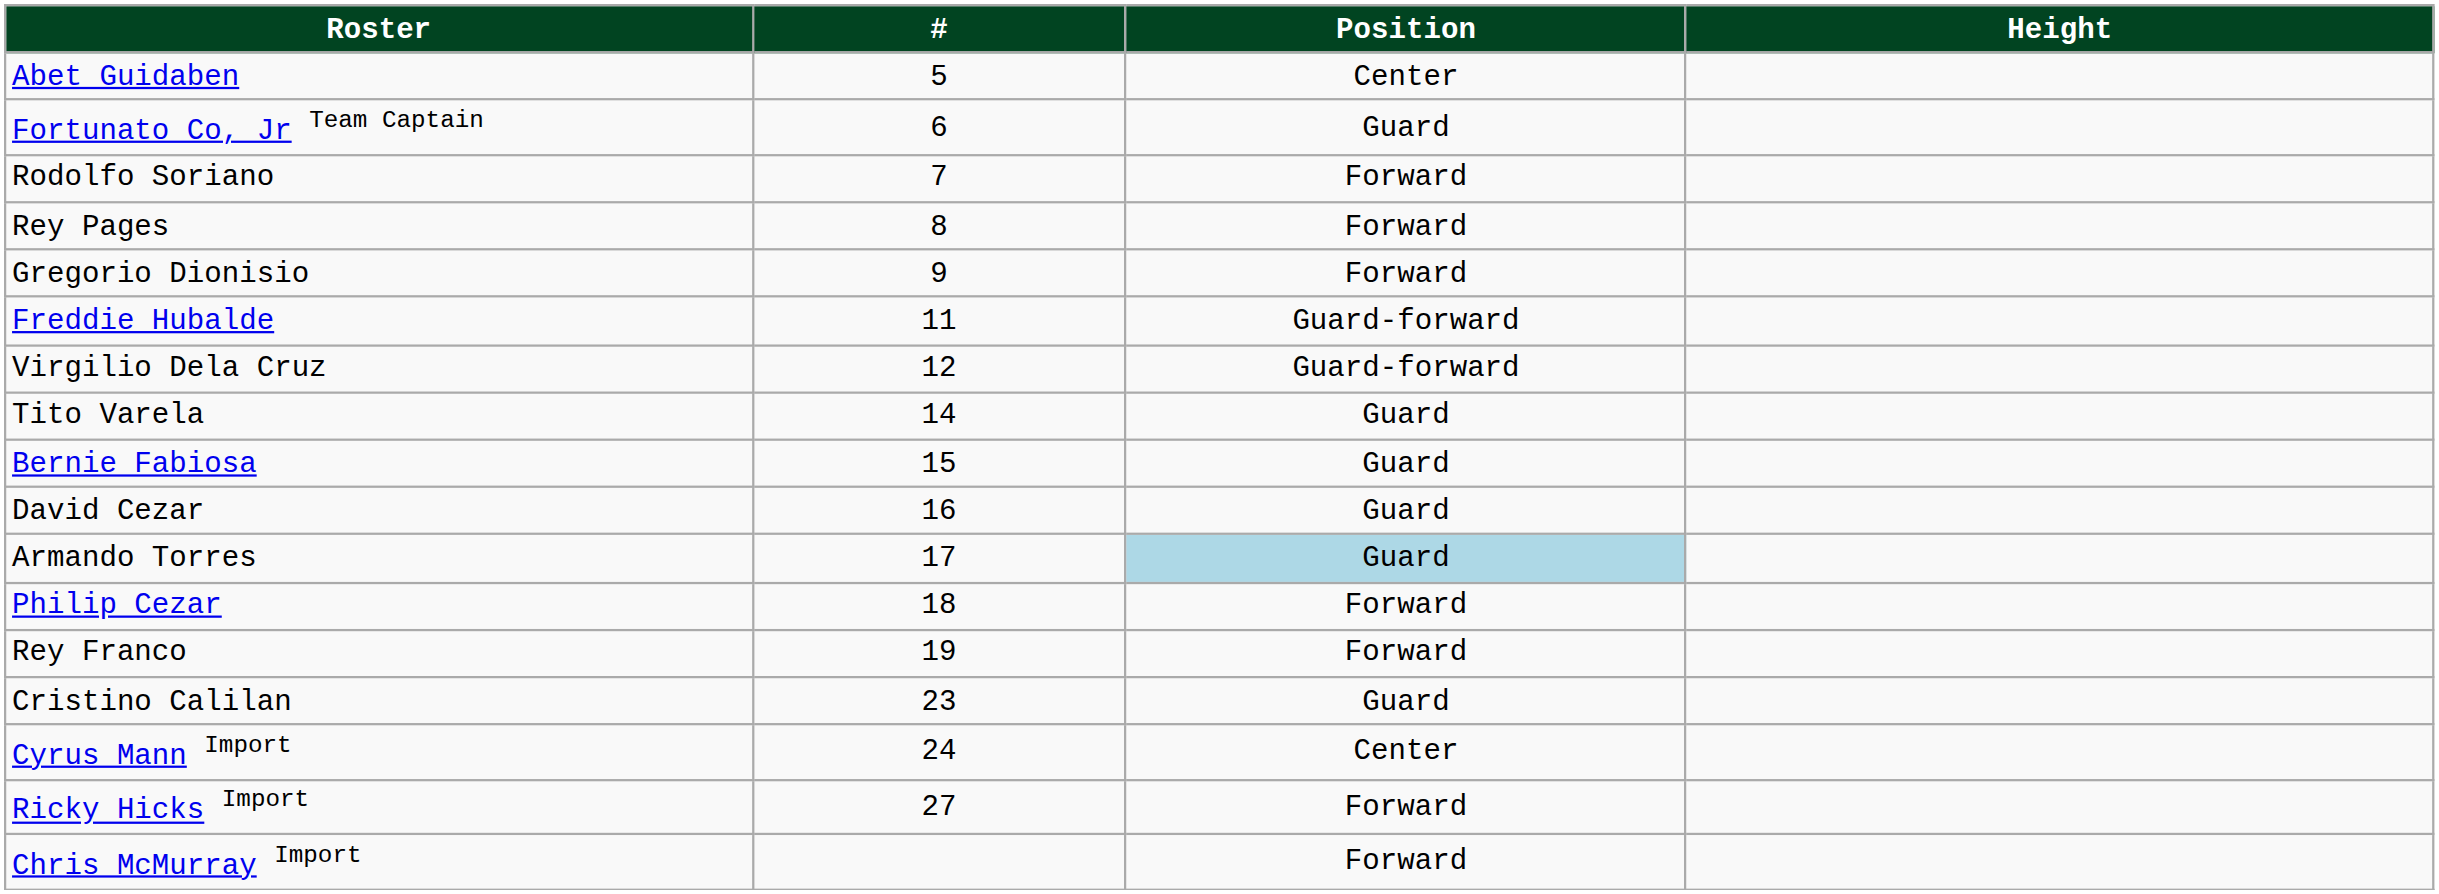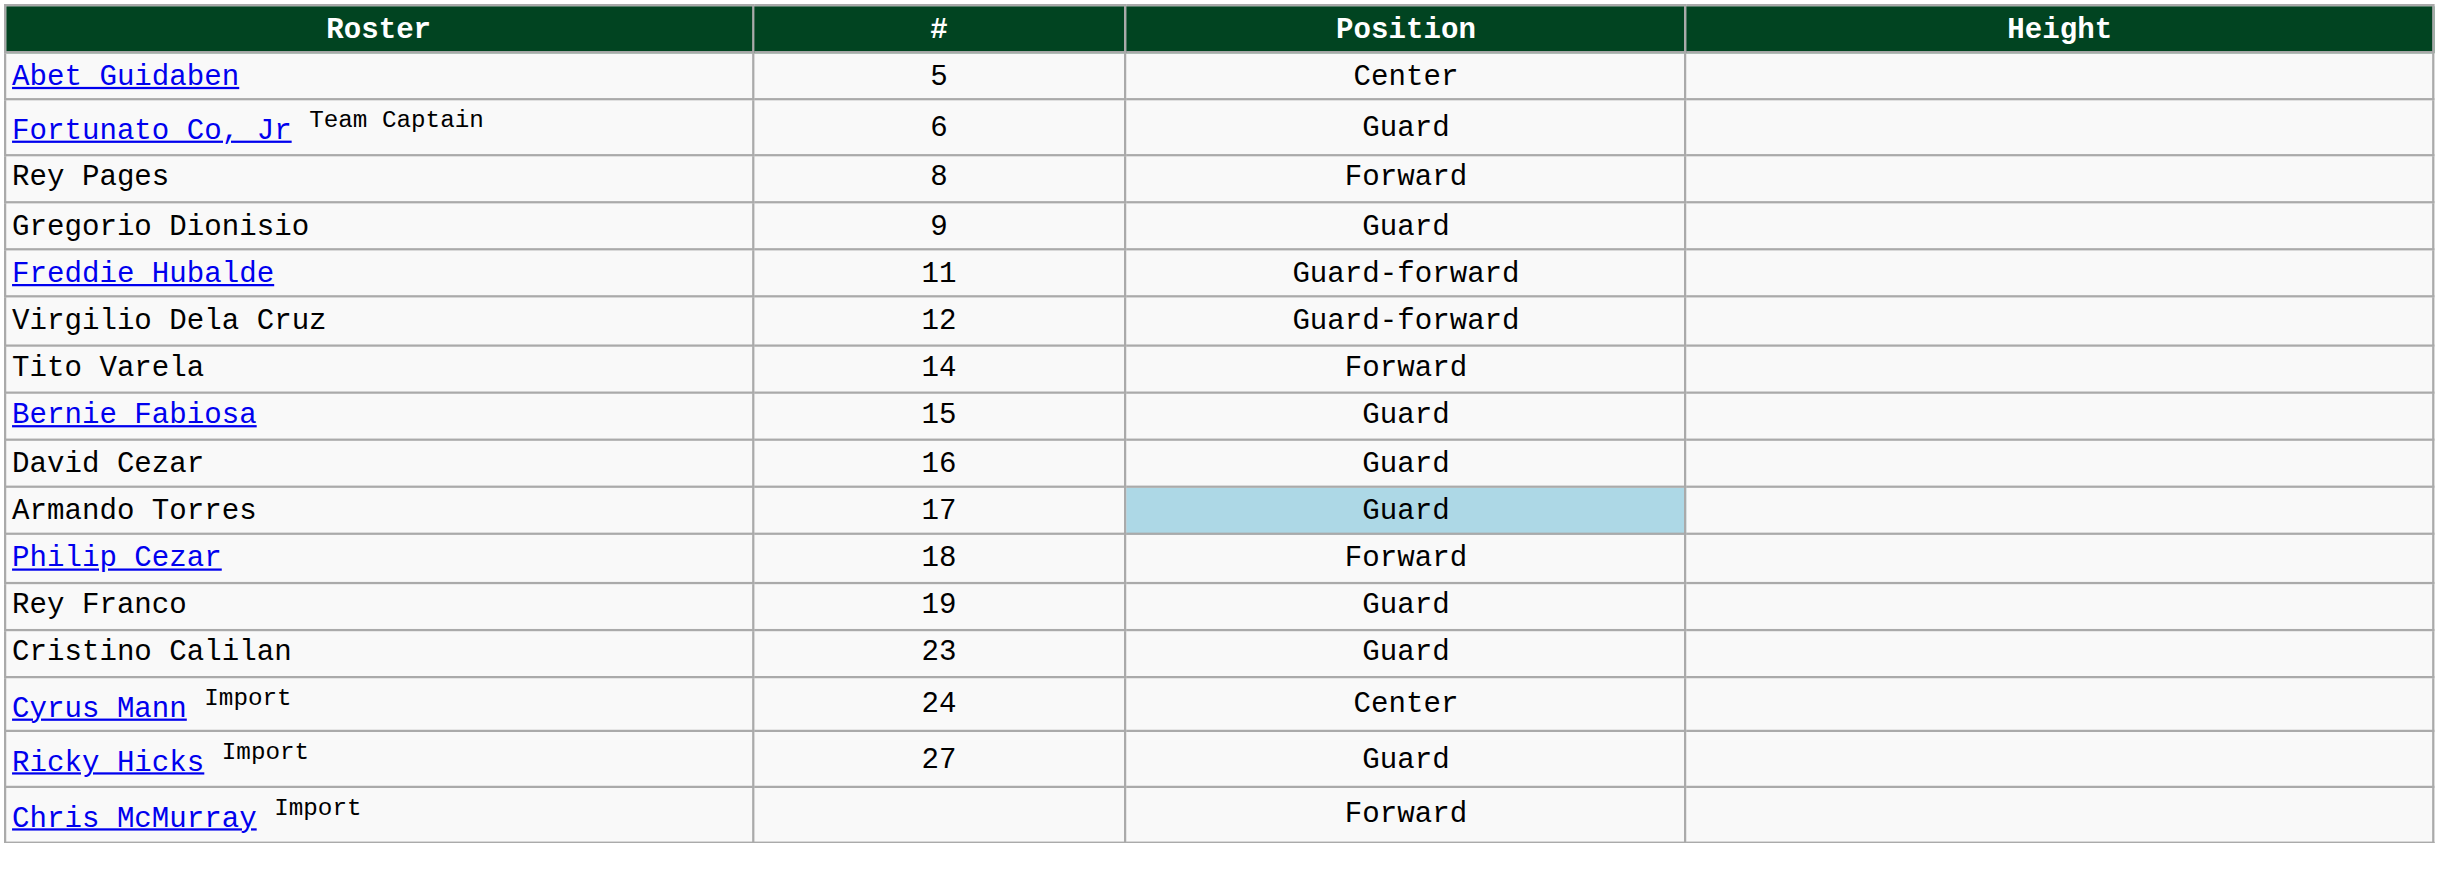- row: (143, 179)
(1406, 274) Forward -> (1406, 226) Guard
(1406, 416) Guard -> (1406, 369) Forward
(1406, 653) Forward -> (1406, 606) Guard
(1406, 807) Forward -> (1406, 759) Guard
